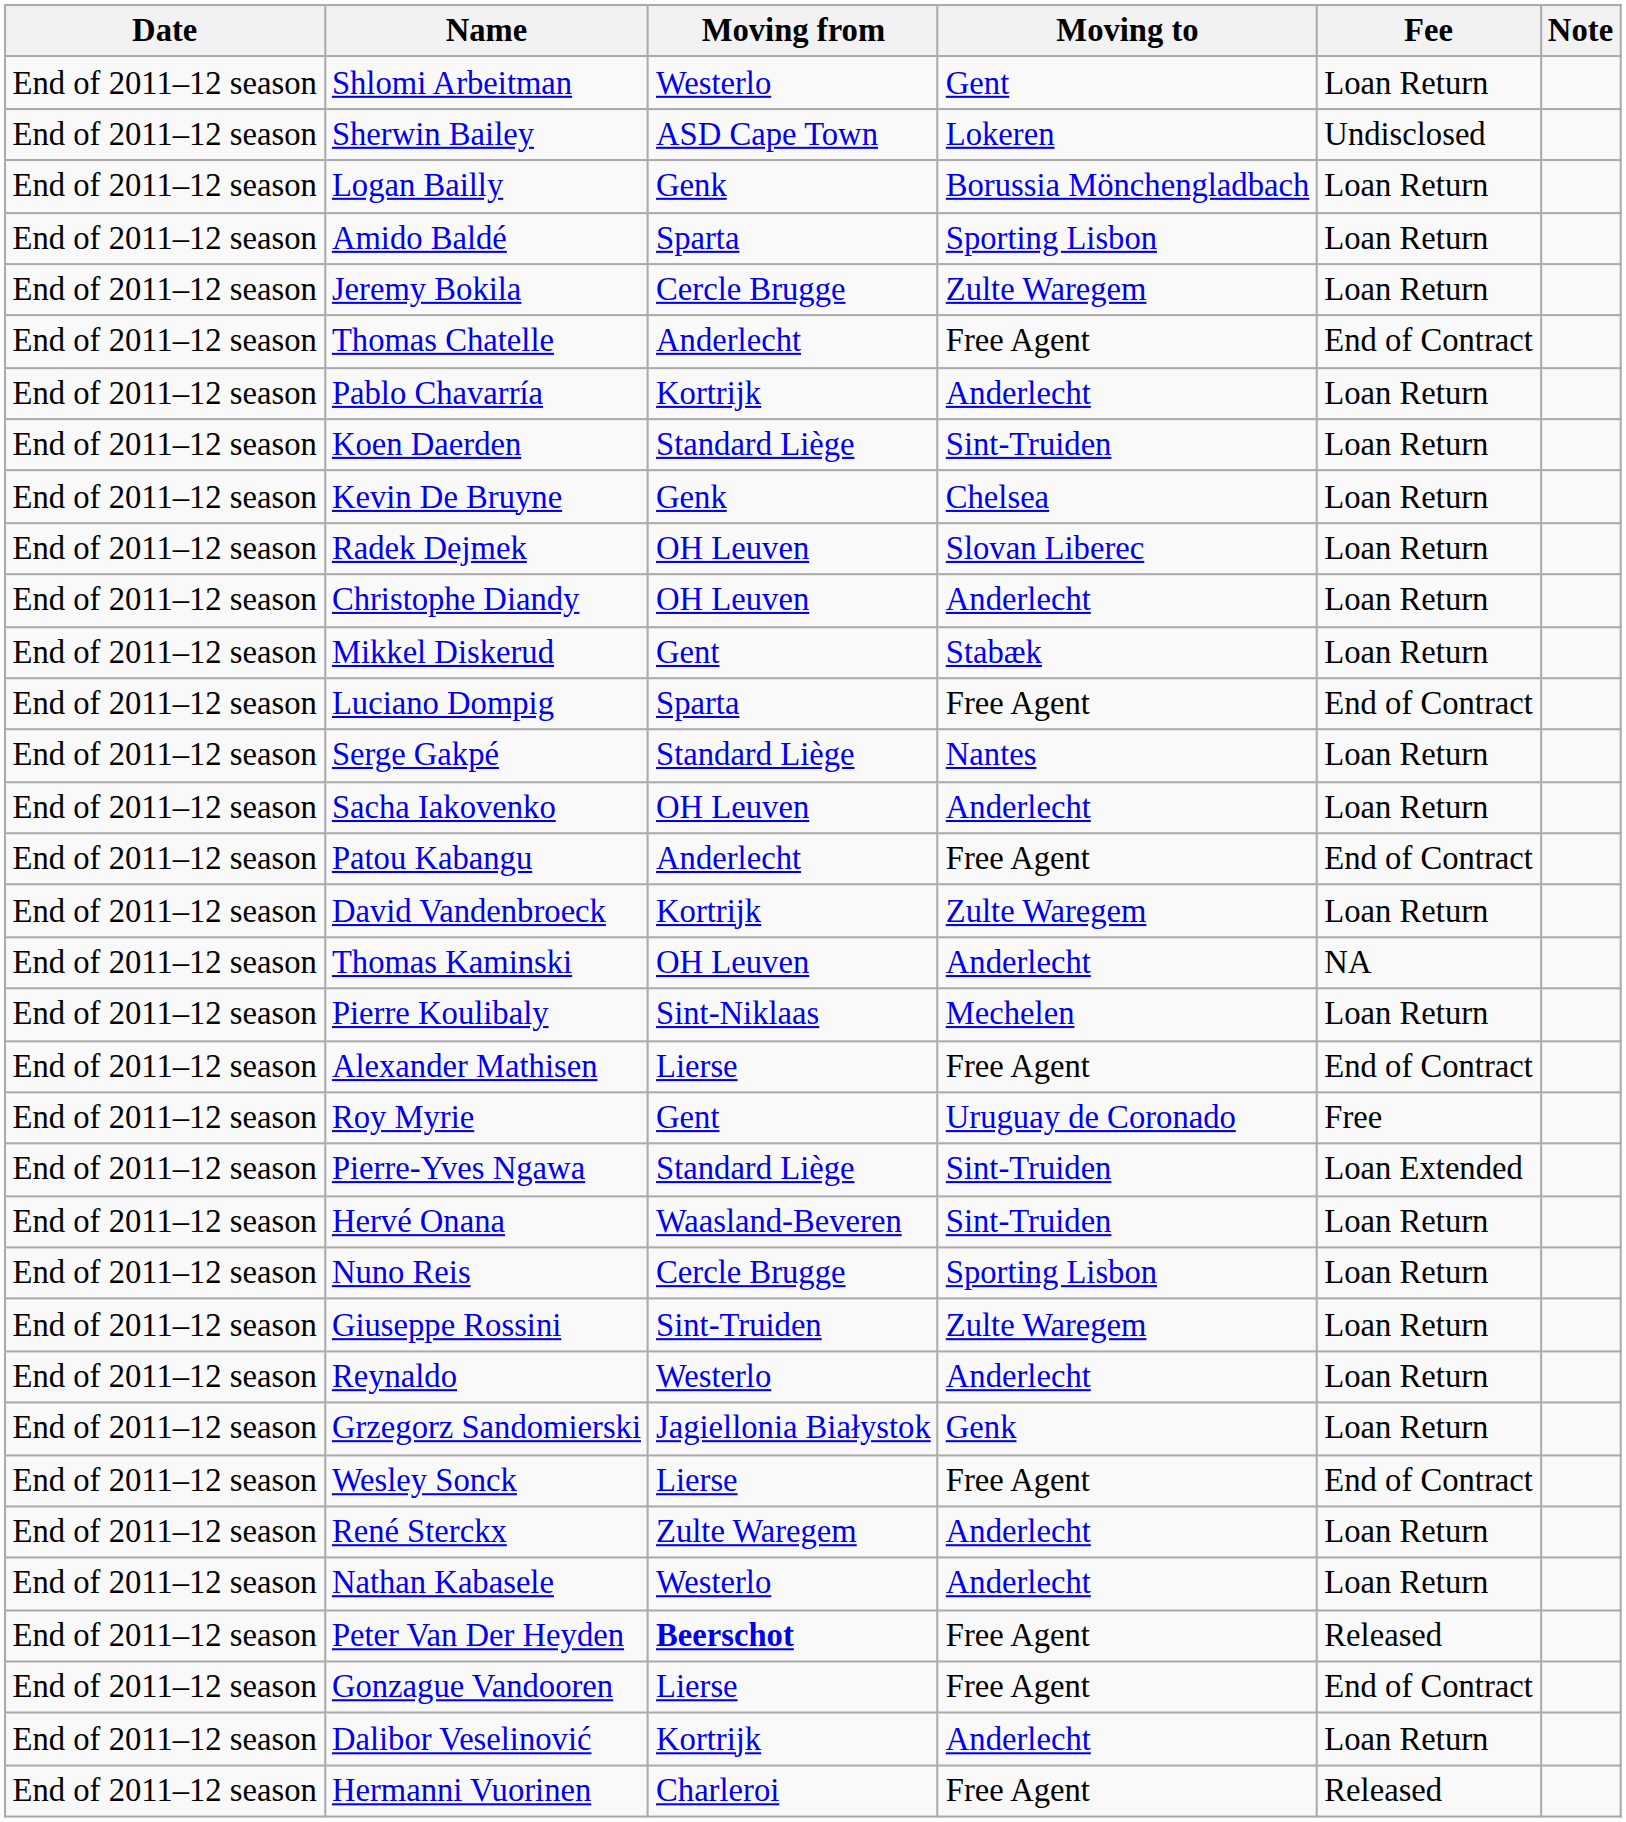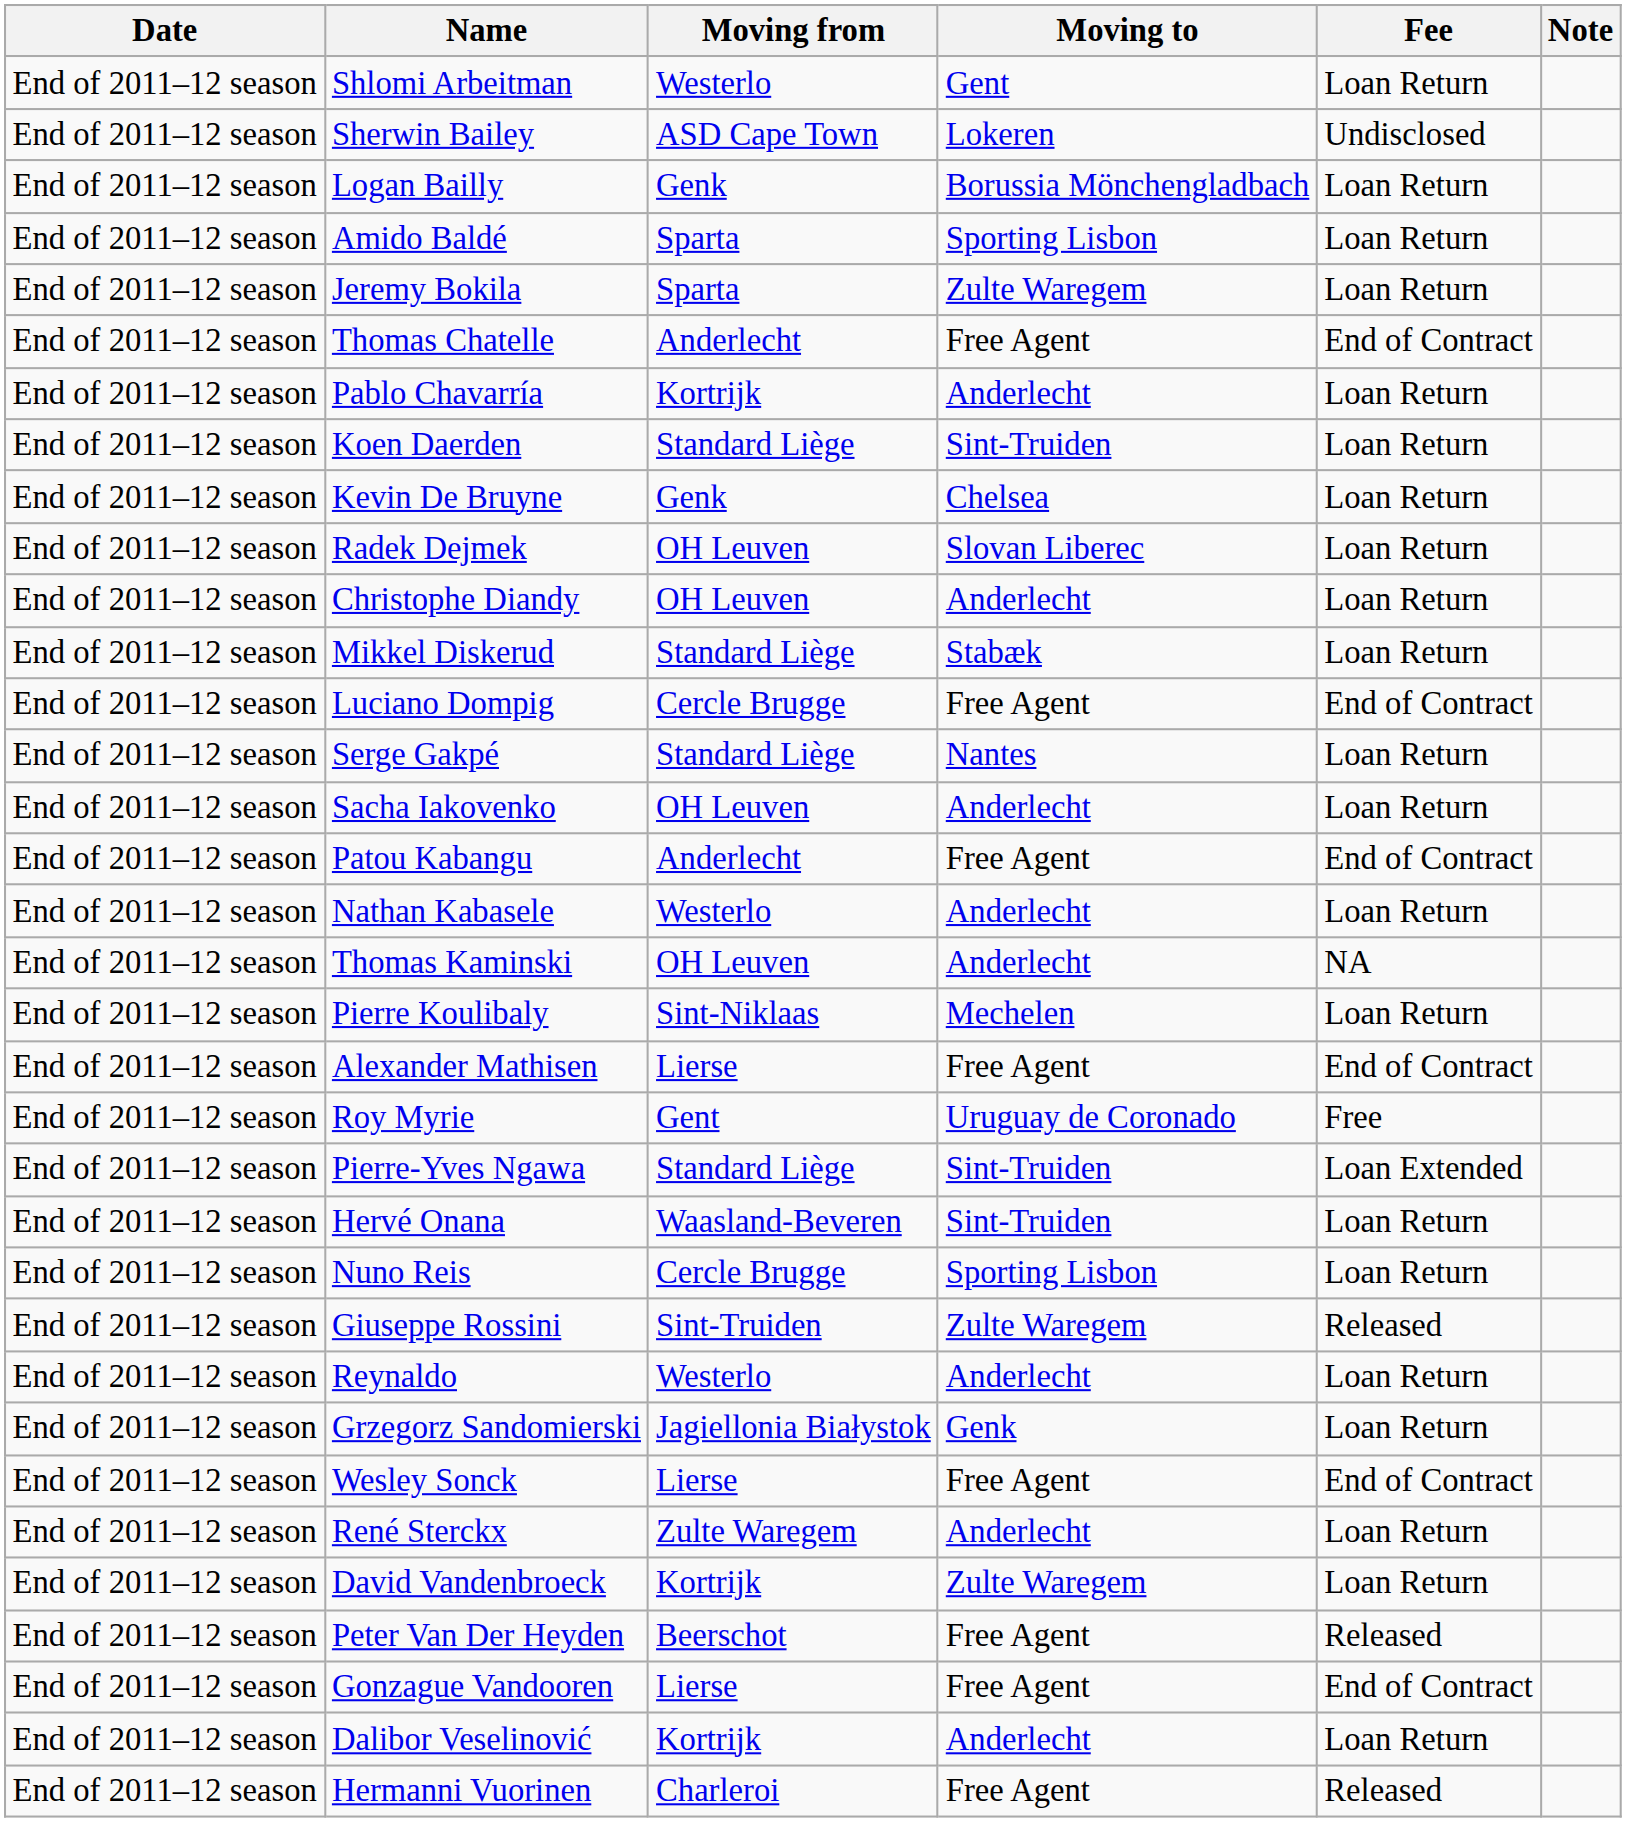(751, 289) Cercle Brugge -> (698, 289) Sparta
(688, 651) Gent -> (755, 651) Standard Liège
(698, 703) Sparta -> (751, 703) Cercle Brugge
rows swapped: (443, 1583) <-> (469, 910)
(1406, 1324) Loan Return -> (1383, 1324) Released
(725, 1635) bold -> (721, 1635) normal
